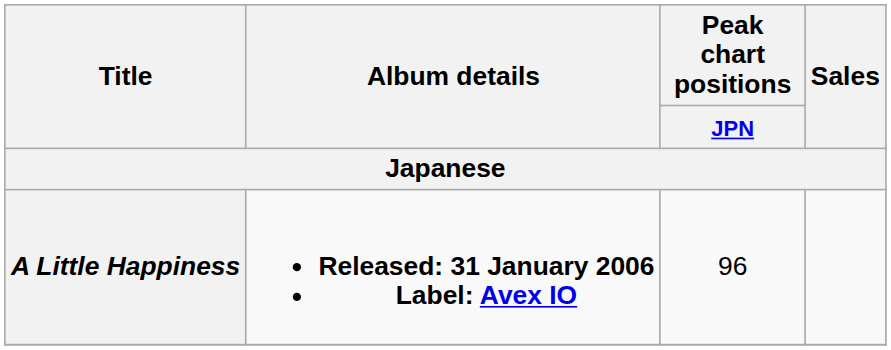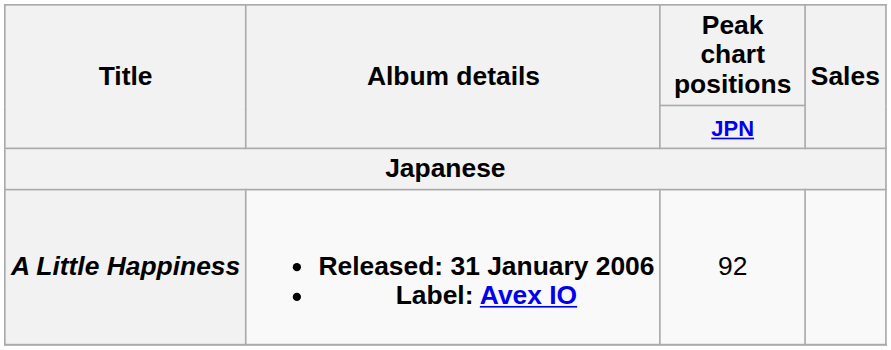(733, 266) 96 -> (733, 266) 92
